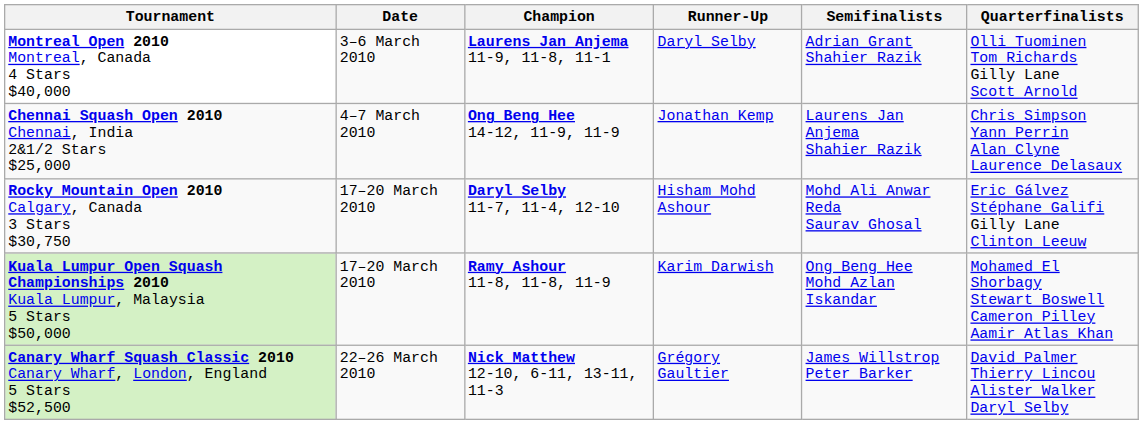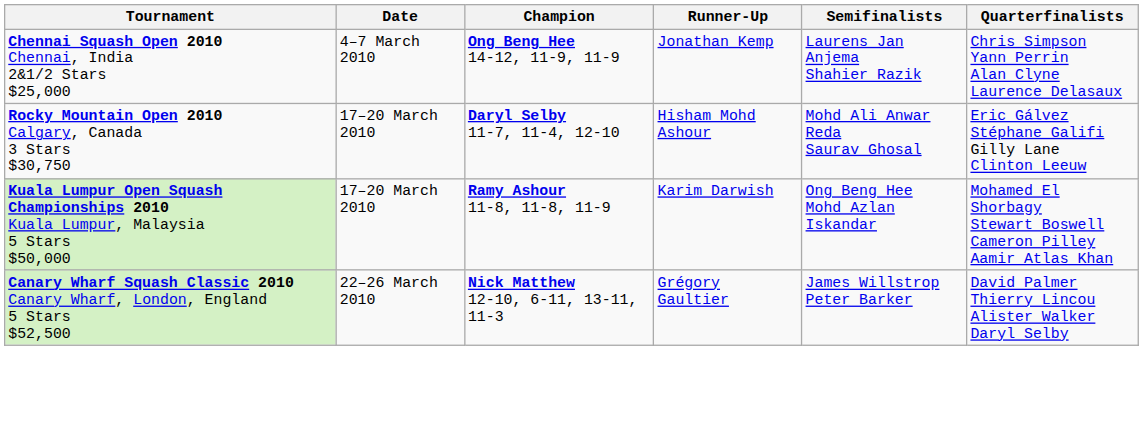- row: (89, 67)
